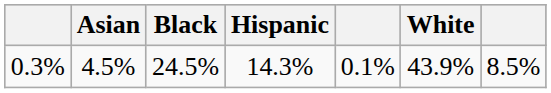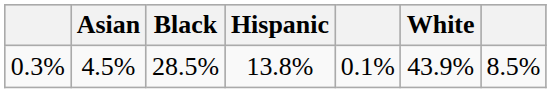(186, 66) 24.5% -> (186, 66) 28.5%
(280, 66) 14.3% -> (280, 66) 13.8%
